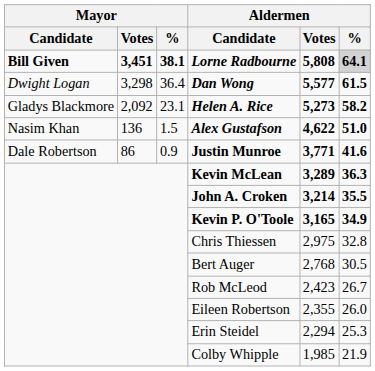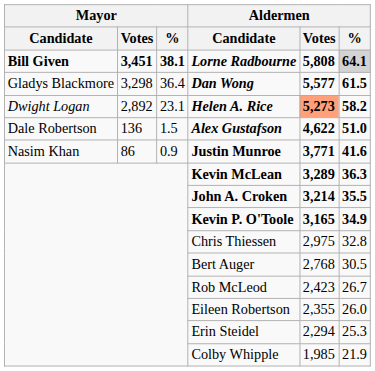(49, 83) Dwight Logan -> (61, 83) Gladys Blackmore
(61, 106) Gladys Blackmore -> (49, 106) Dwight Logan
(137, 106) 2,092 -> (137, 106) 2,892
(319, 106) no background -> (319, 106) lightsalmon background
(43, 128) Nasim Khan -> (52, 128) Dale Robertson
(52, 151) Dale Robertson -> (43, 151) Nasim Khan
